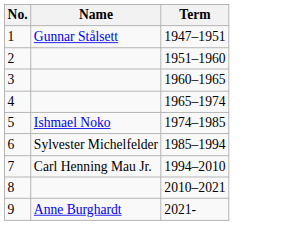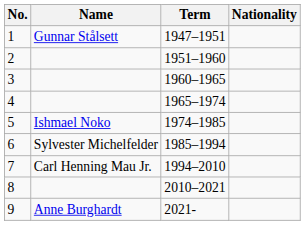+ column: (264, 15)
